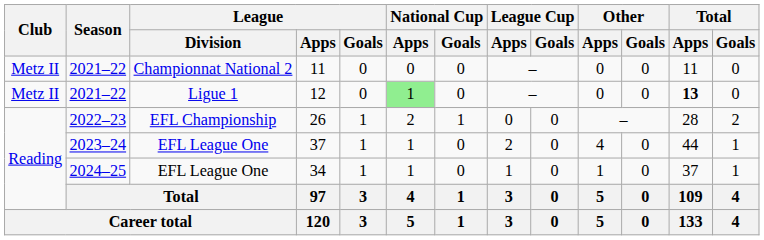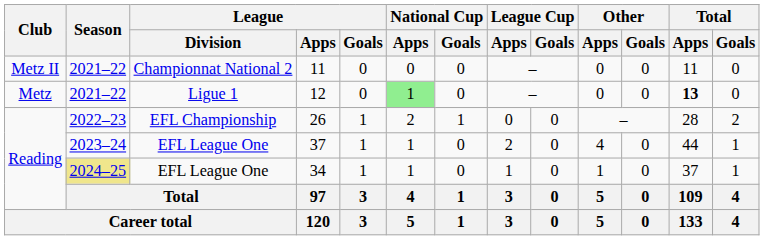(35, 94) Metz II -> (35, 94) Metz
(98, 171) no background -> (98, 171) khaki background
